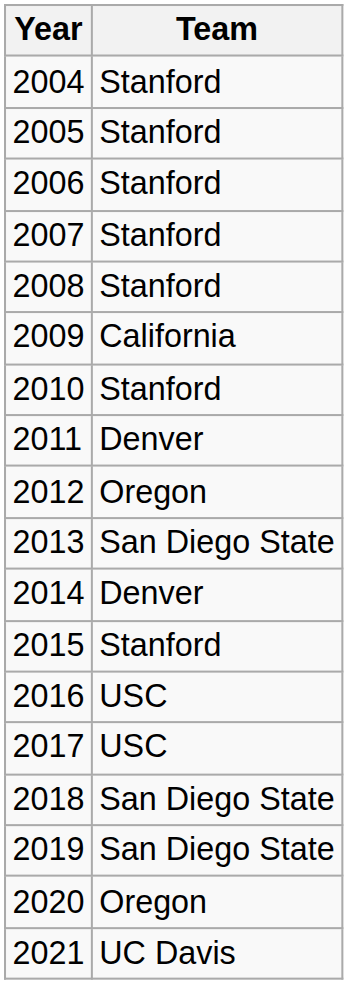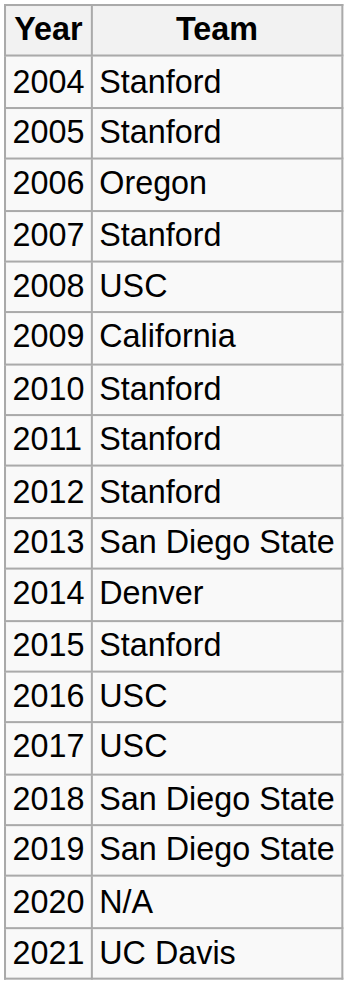(160, 183) Stanford -> (153, 183) Oregon
(160, 286) Stanford -> (133, 286) USC
(151, 440) Denver -> (160, 440) Stanford
(153, 491) Oregon -> (160, 491) Stanford
(153, 901) Oregon -> (126, 901) N/A
